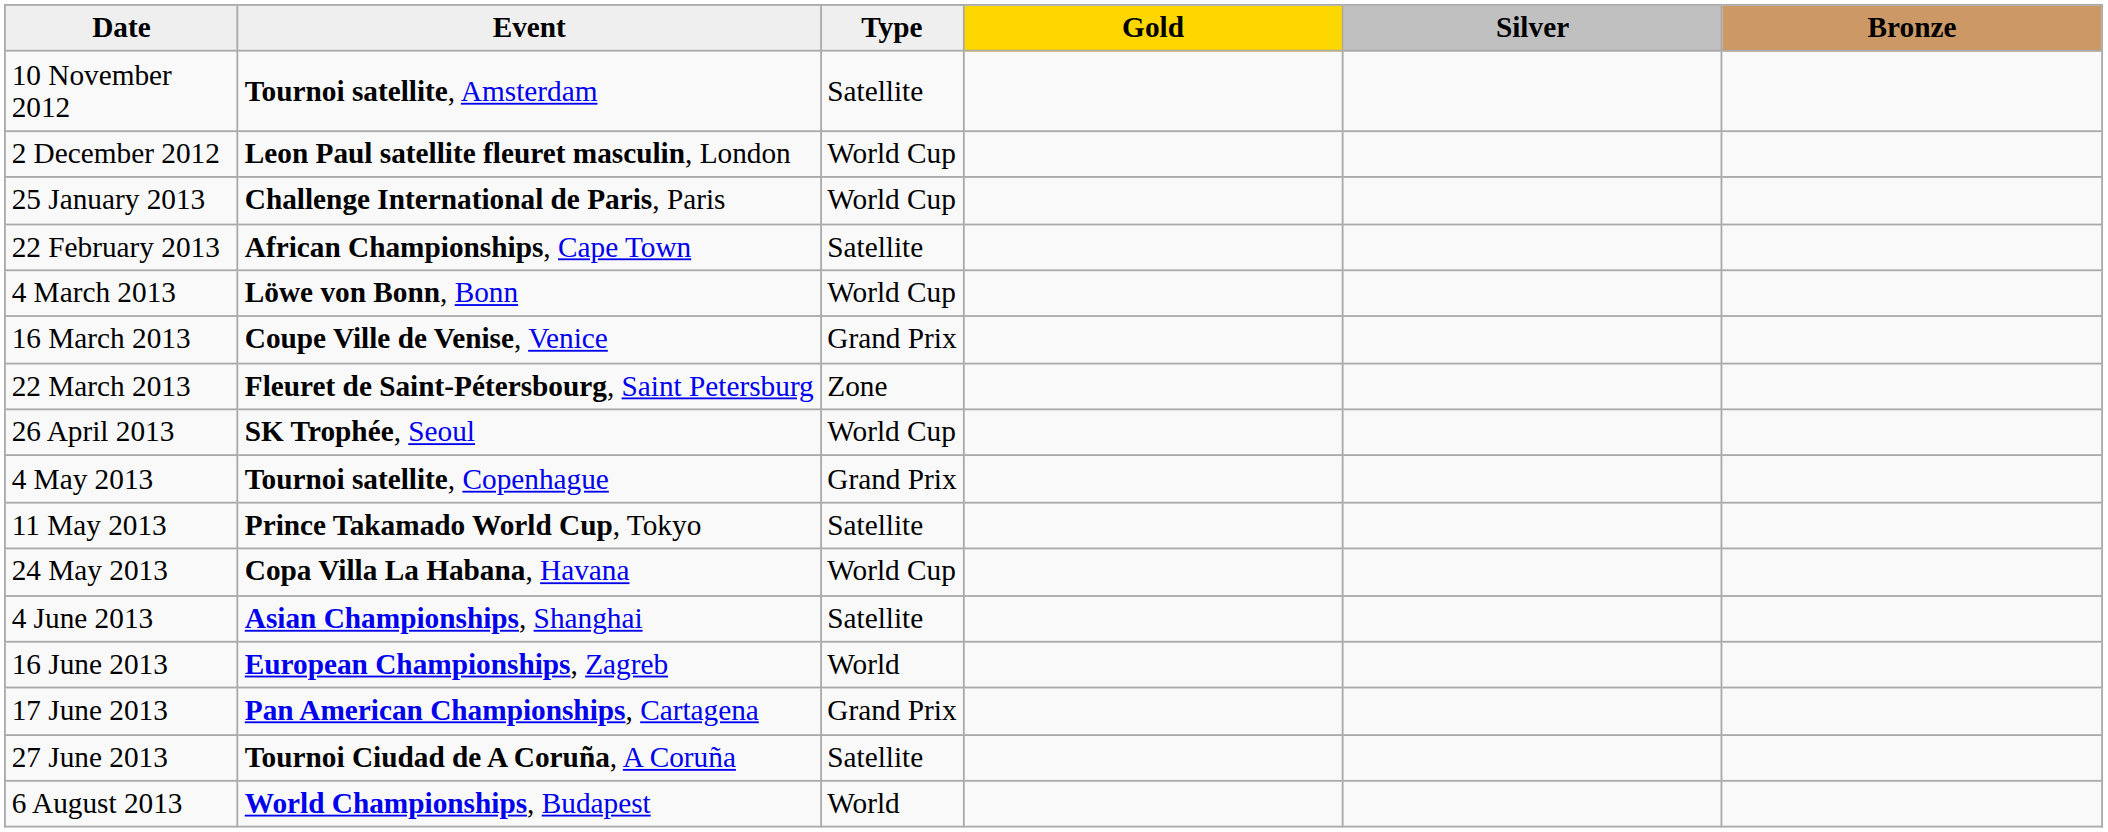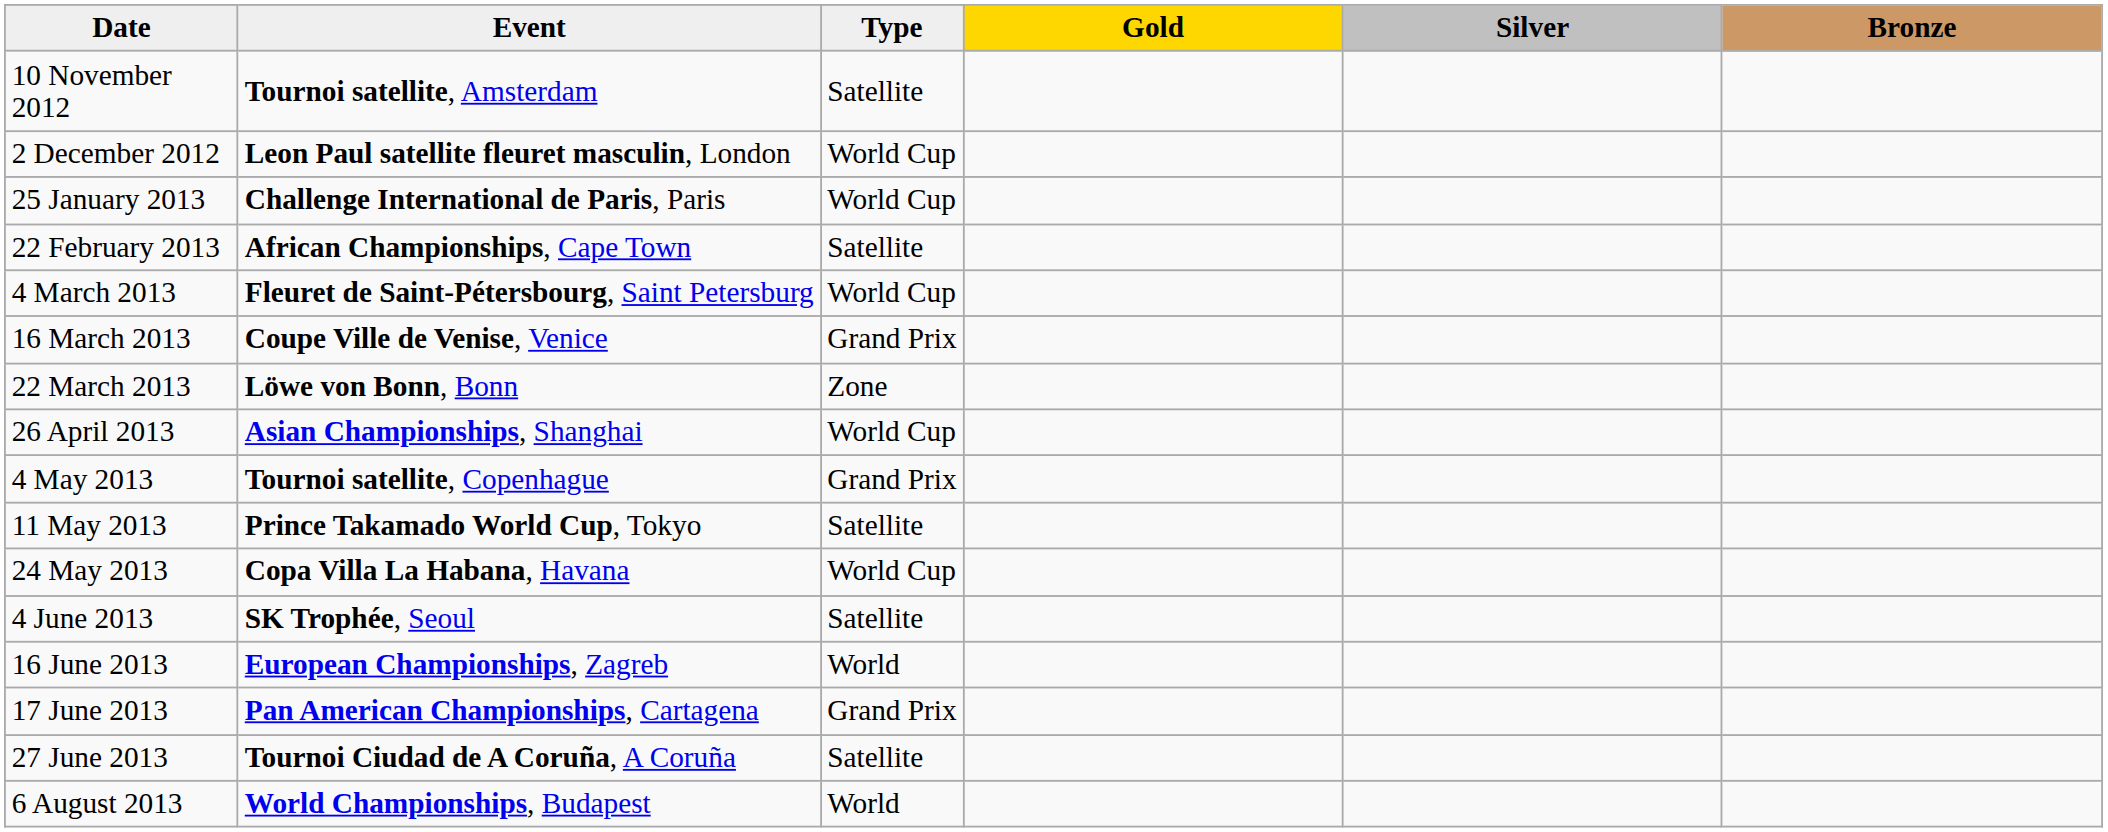(381, 292) Löwe von Bonn, Bonn -> (529, 292) Fleuret de Saint-Pétersbourg, Saint Petersburg
(529, 385) Fleuret de Saint-Pétersbourg, Saint Petersburg -> (381, 385) Löwe von Bonn, Bonn
(360, 432) SK Trophée, Seoul -> (444, 432) Asian Championships, Shanghai
(444, 617) Asian Championships, Shanghai -> (360, 617) SK Trophée, Seoul
